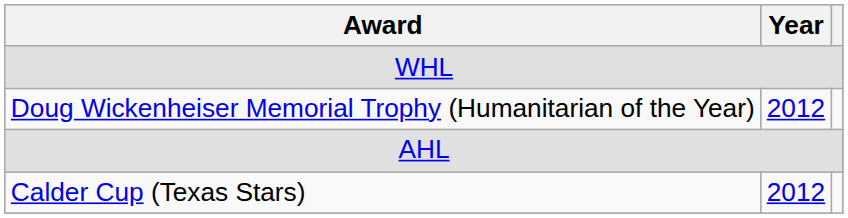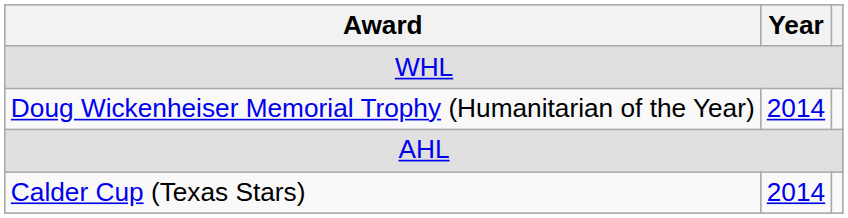(796, 108) 2012 -> (796, 108) 2014
(796, 191) 2012 -> (796, 191) 2014
